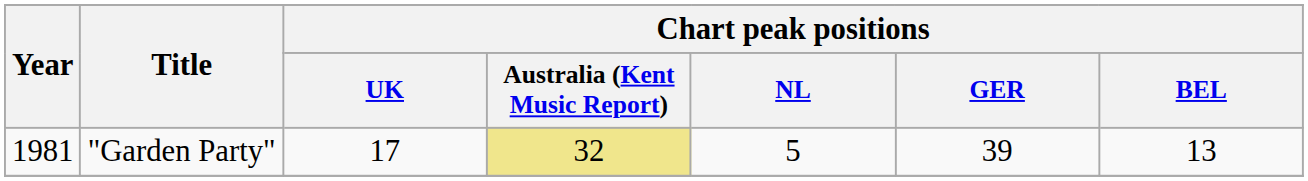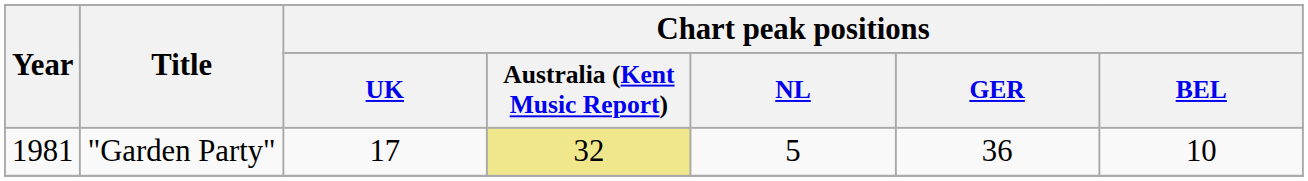(997, 151) 39 -> (997, 151) 36
(1201, 151) 13 -> (1201, 151) 10
